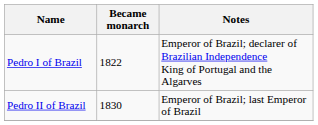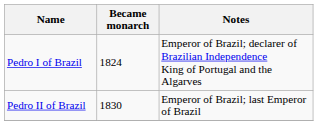(111, 62) 1822 -> (111, 62) 1824
